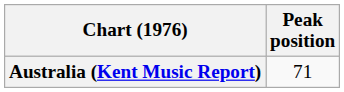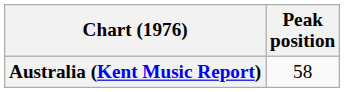(303, 71) 71 -> (303, 71) 58
